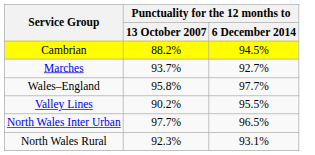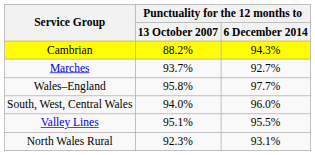(254, 50) 94.5% -> (266, 50) 94.3%
+ row: (70, 104)
(166, 104) 90.2% -> (178, 123) 95.1%
- row: (64, 123)
